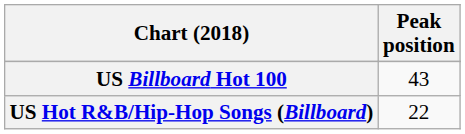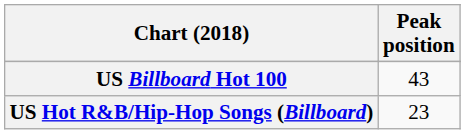(419, 111) 22 -> (419, 111) 23
